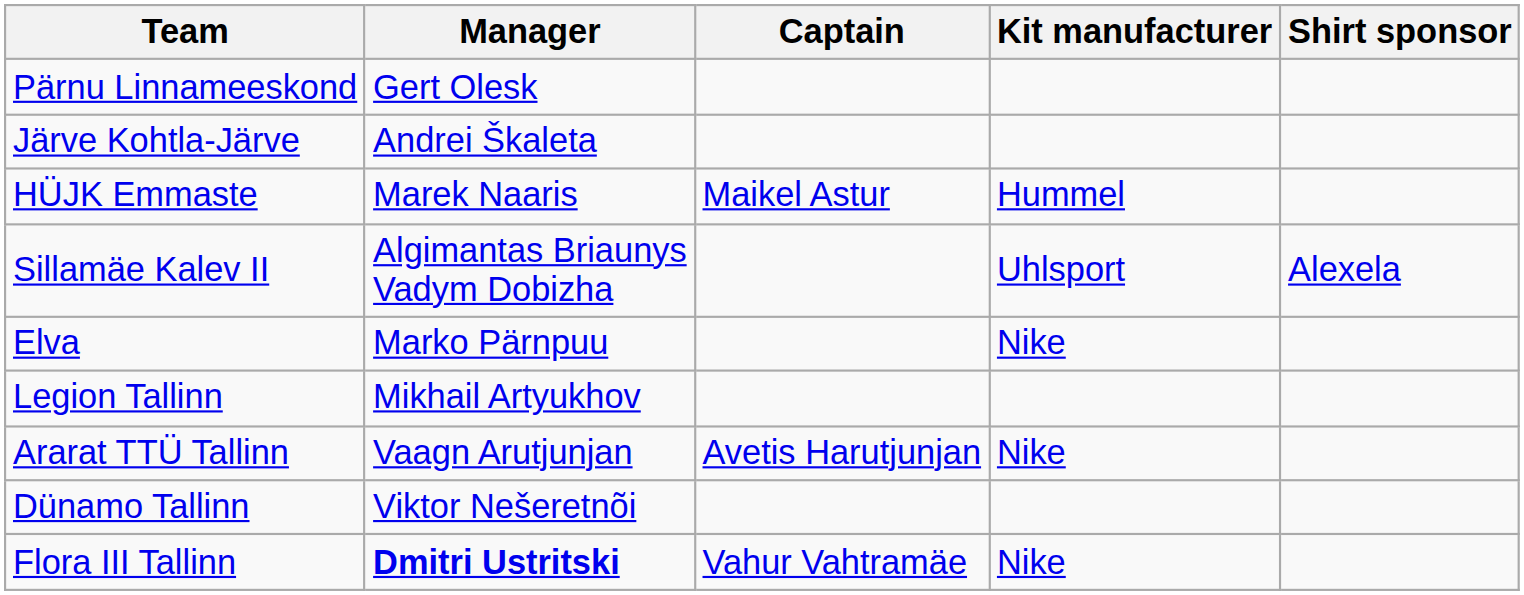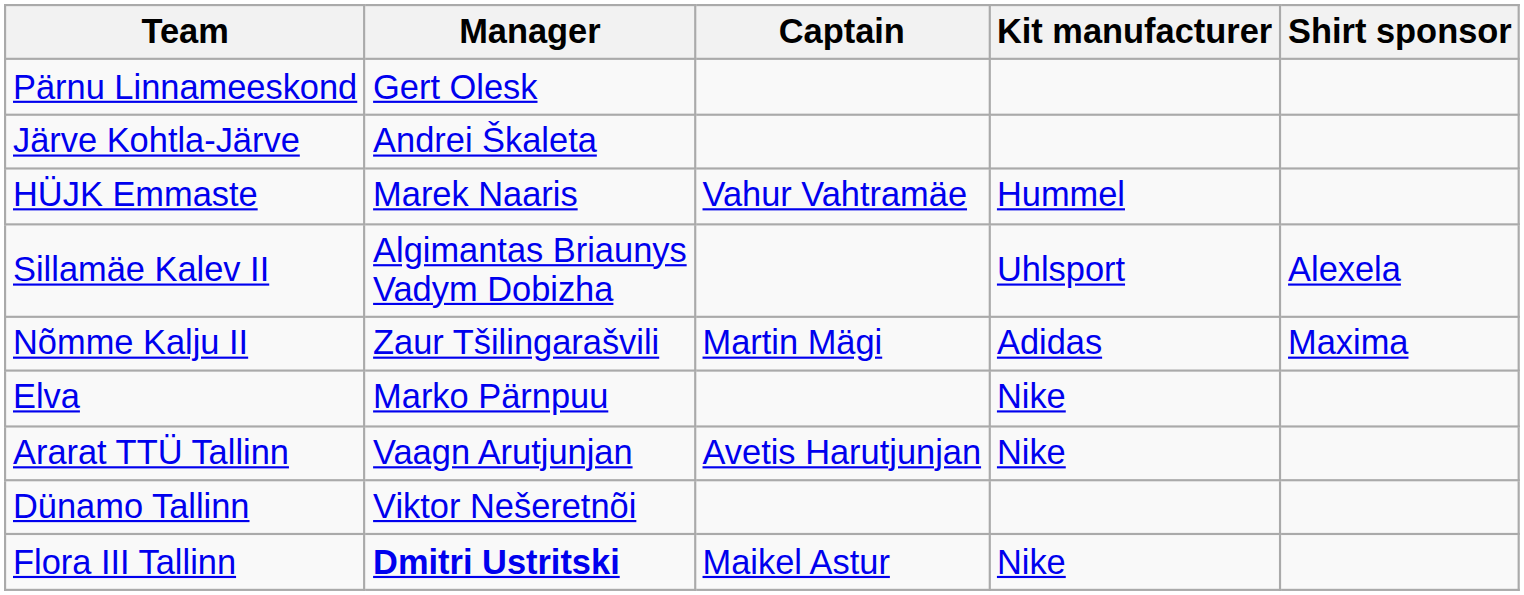(796, 195) Maikel Astur -> (835, 195) Vahur Vahtramäe
+ row: (131, 343)
- row: (118, 397)
(835, 561) Vahur Vahtramäe -> (796, 561) Maikel Astur
